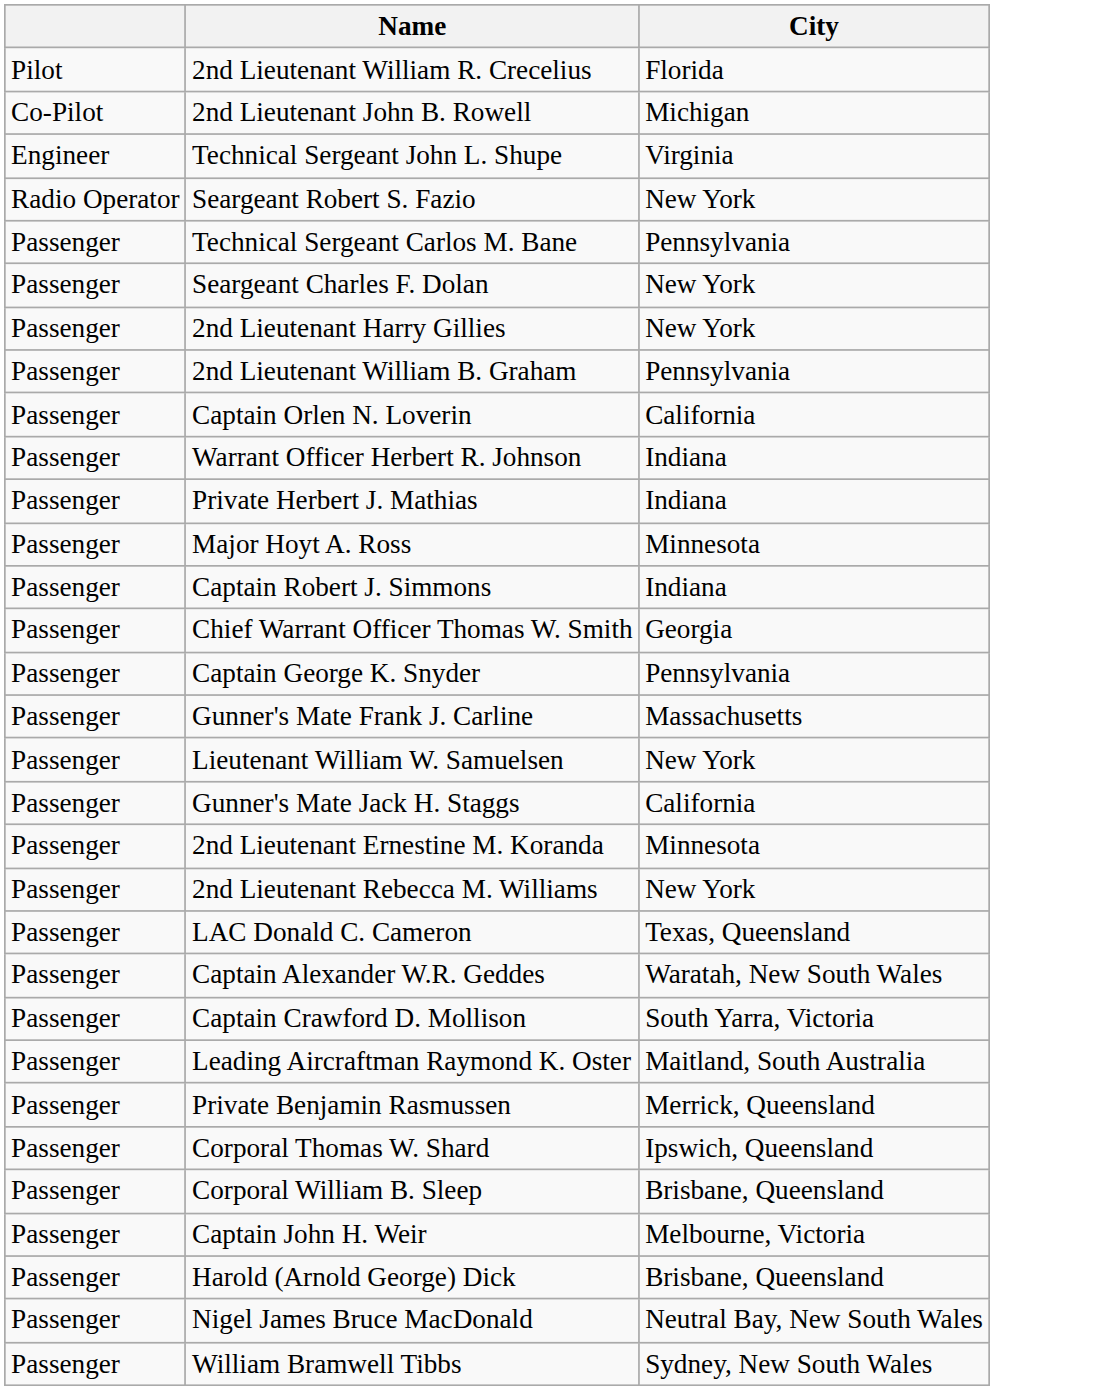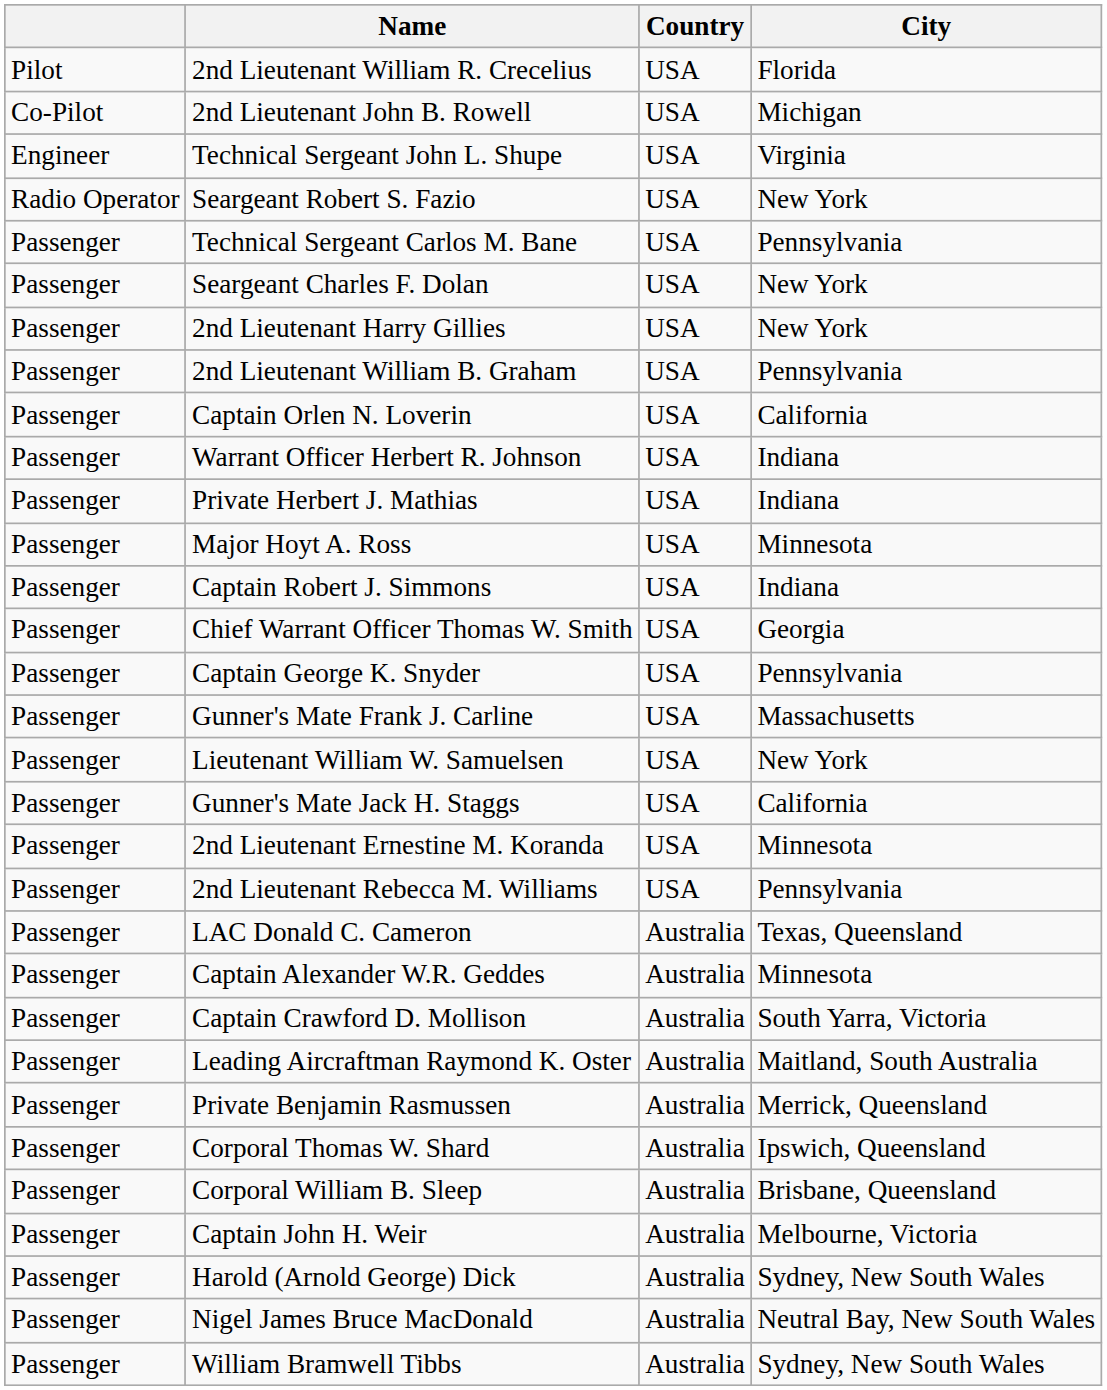+ column: (695, 26)
(700, 888) New York -> (830, 888) Pennsylvania
(794, 975) Waratah, New South Wales -> (815, 975) Minnesota
(764, 1277) Brisbane, Queensland -> (901, 1277) Sydney, New South Wales
